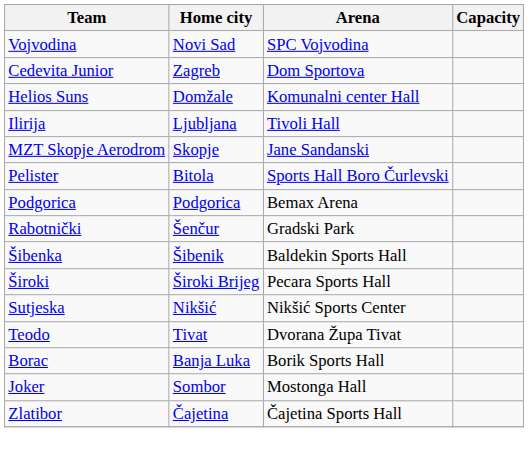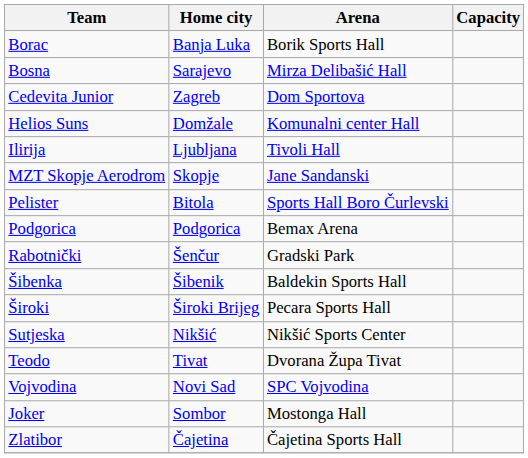rows swapped: (28, 360) <-> (42, 44)
+ row: (29, 70)
